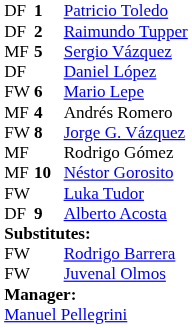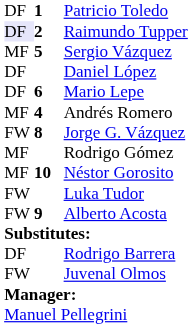(15, 31) no background -> (15, 31) lavender background
(17, 91) FW -> (15, 91) DF
(15, 213) DF -> (17, 213) FW
(17, 253) FW -> (15, 253) DF
